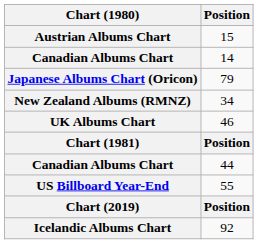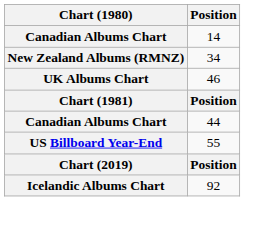- row: (227, 36)
- row: (227, 79)
